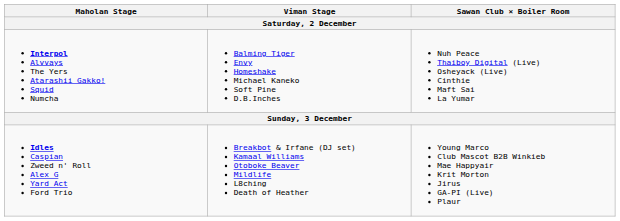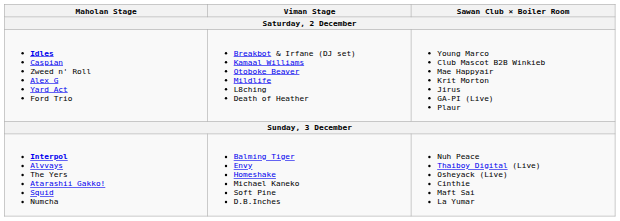rows swapped: (106, 170) <-> (106, 75)
